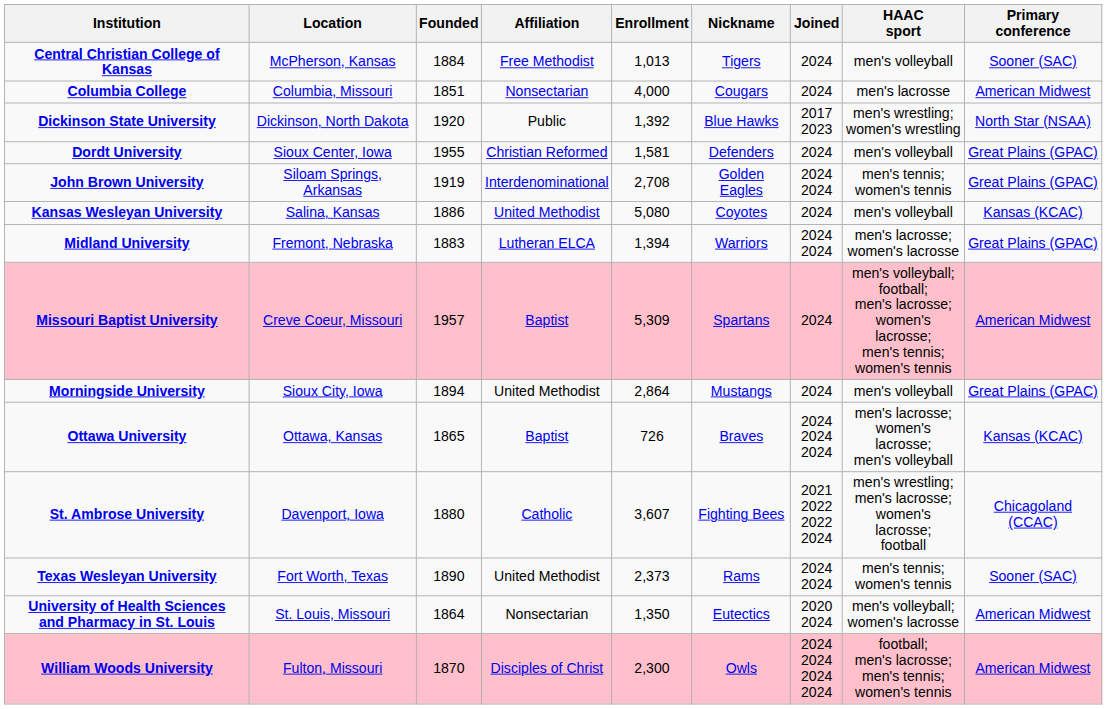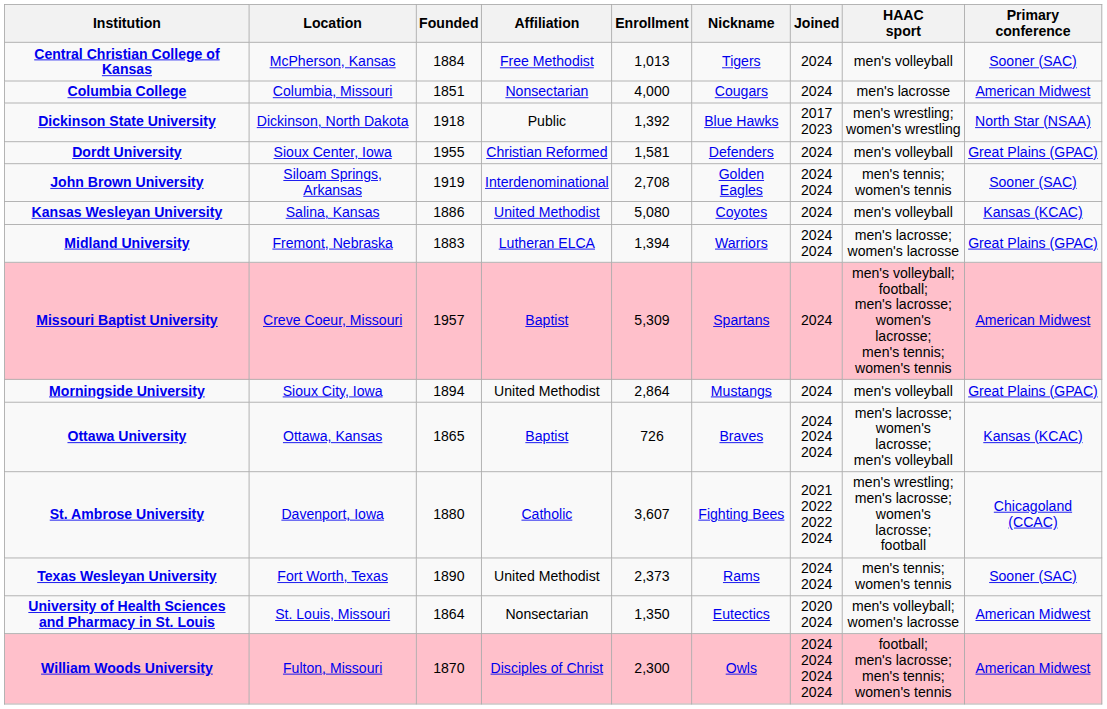(449, 122) 1920 -> (449, 122) 1918
(1033, 182) Great Plains (GPAC) -> (1033, 182) Sooner (SAC)
